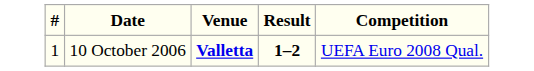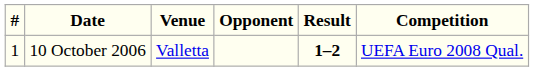+ column: (256, 19)
(225, 50) bold -> (183, 50) normal
